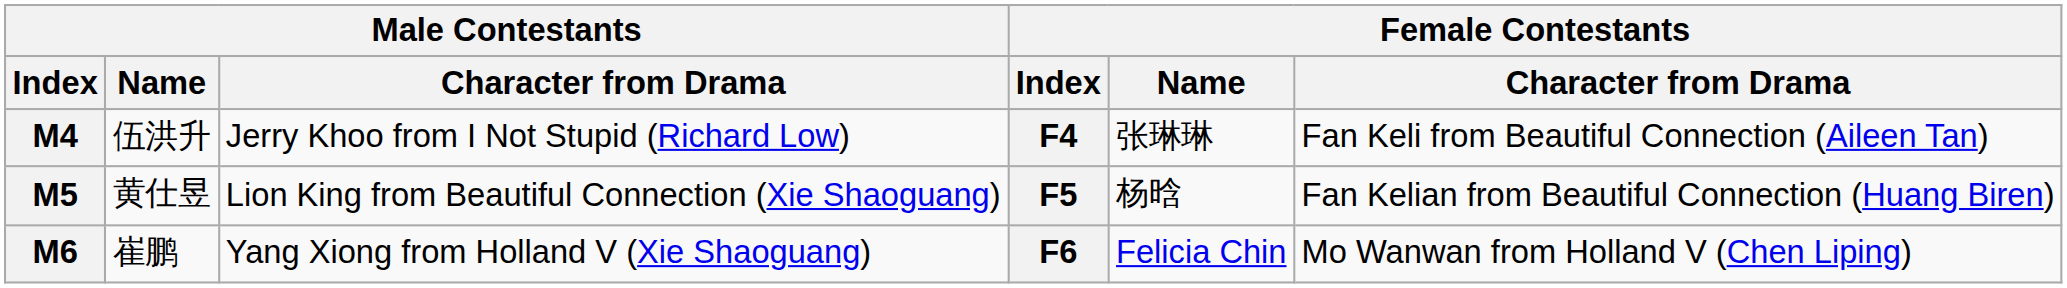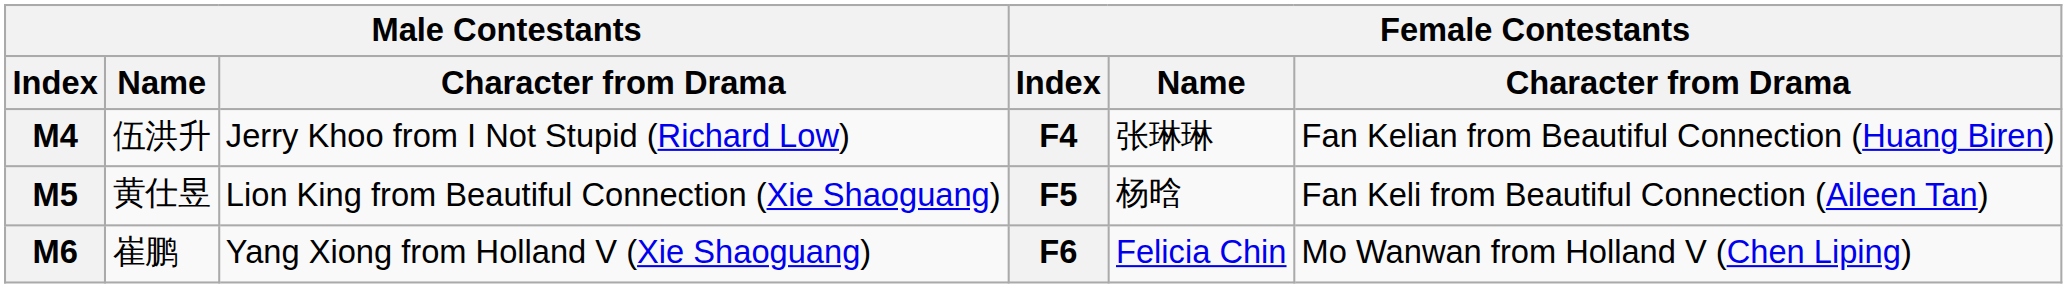(1645, 136) Fan Keli from Beautiful Connection (Aileen Tan) -> (1678, 136) Fan Kelian from Beautiful Connection (Huang Biren)
(1678, 194) Fan Kelian from Beautiful Connection (Huang Biren) -> (1645, 194) Fan Keli from Beautiful Connection (Aileen Tan)
